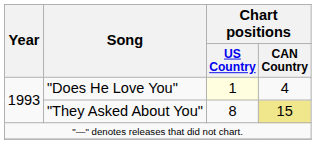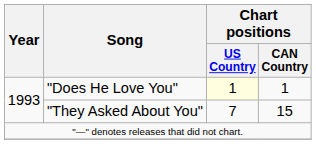(285, 88) 4 -> (285, 88) 1
(232, 111) 8 -> (232, 111) 7
(285, 111) khaki background -> (285, 111) no background
